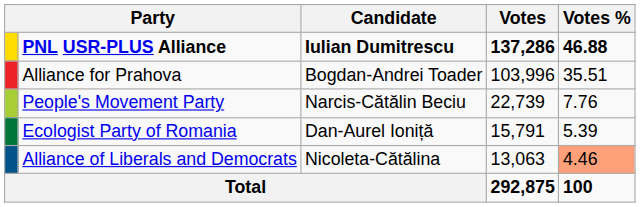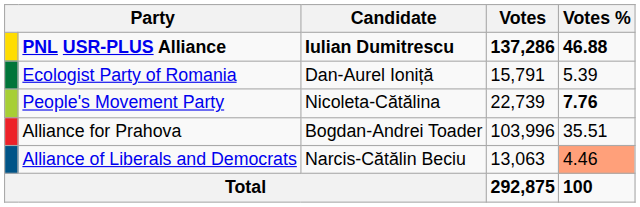rows swapped: (102, 74) <-> (129, 131)
(385, 103) Narcis-Cătălin Beciu -> (373, 103) Nicoleta-Cătălina
(580, 103) normal -> (580, 103) bold
(373, 159) Nicoleta-Cătălina -> (385, 159) Narcis-Cătălin Beciu
